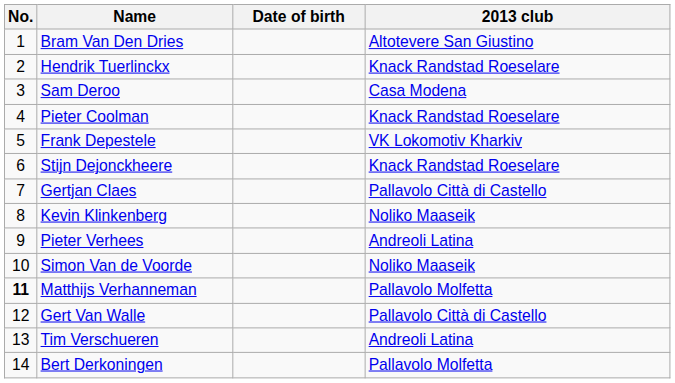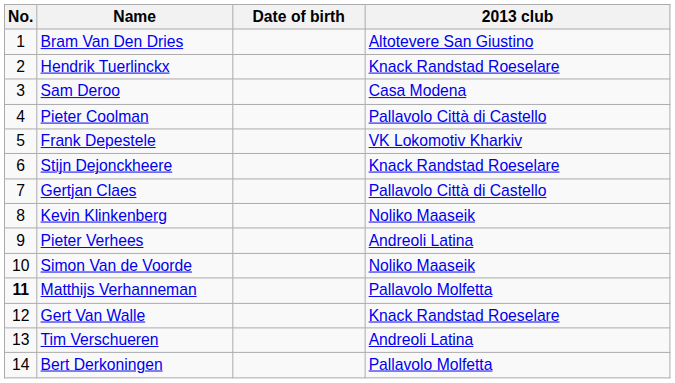(464, 116) Knack Randstad Roeselare -> (458, 116) Pallavolo Città di Castello
(458, 315) Pallavolo Città di Castello -> (464, 315) Knack Randstad Roeselare
